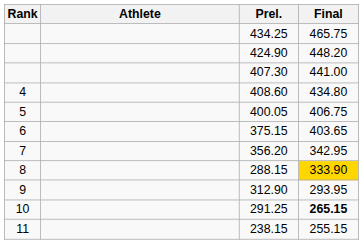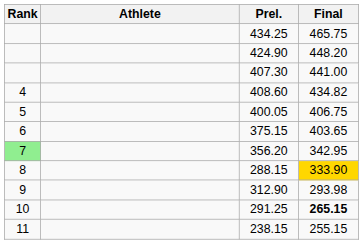(328, 92) 434.80 -> (328, 92) 434.82
(23, 151) no background -> (23, 151) lightgreen background
(328, 190) 293.95 -> (328, 190) 293.98
